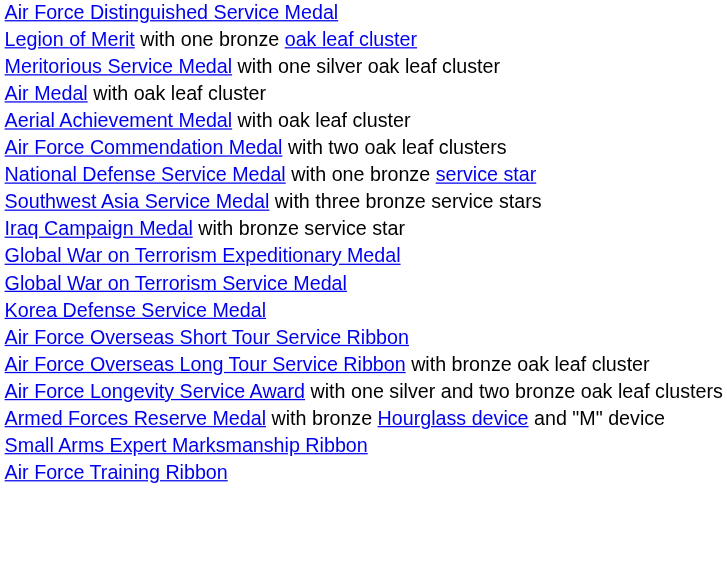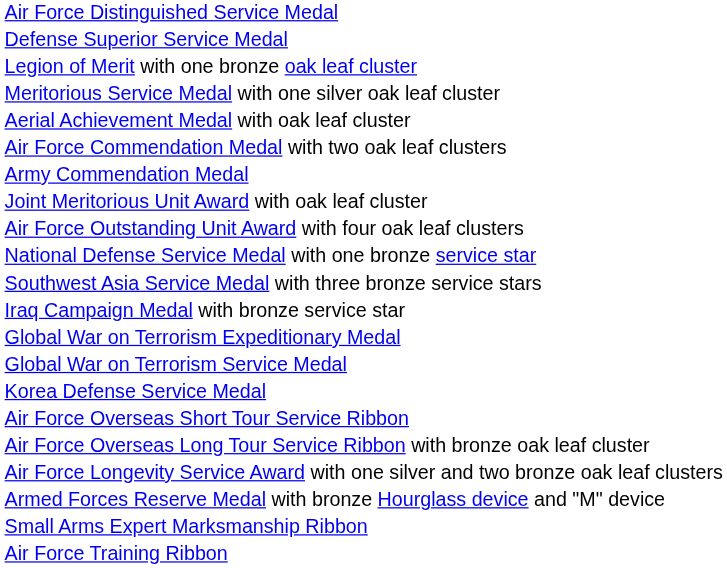+ row: (146, 39)
- row: (135, 93)
+ row: (127, 175)
+ row: (216, 202)
+ row: (264, 229)
